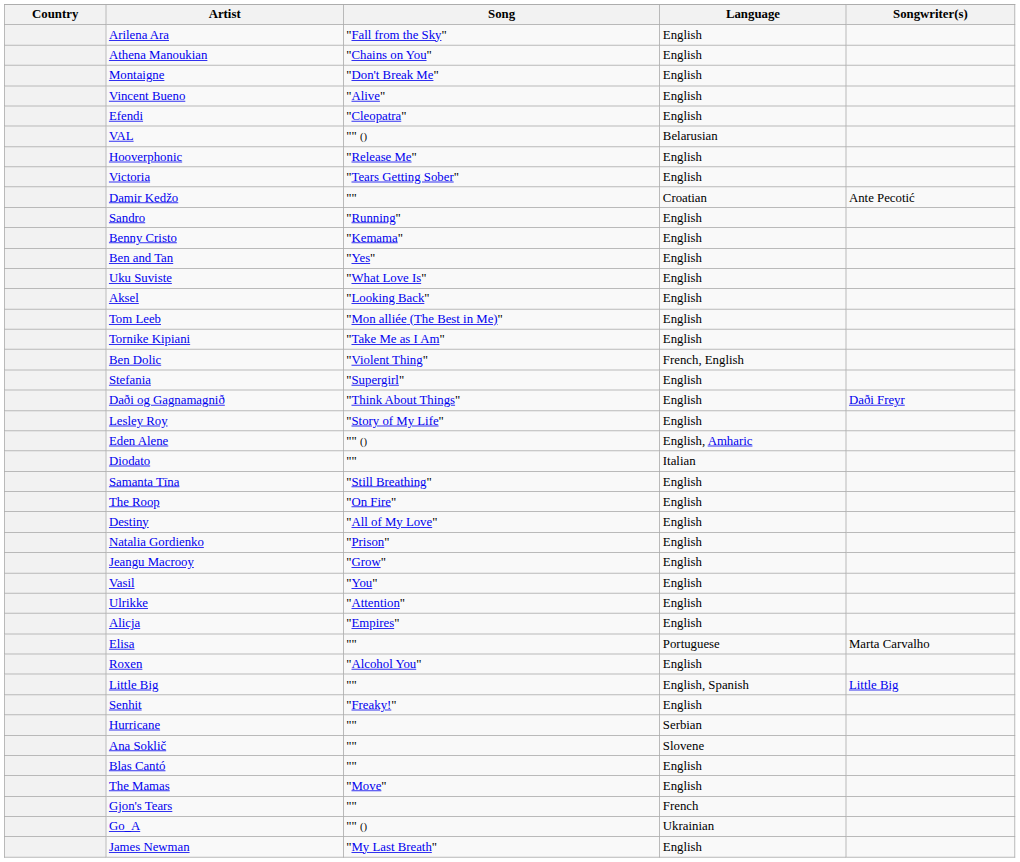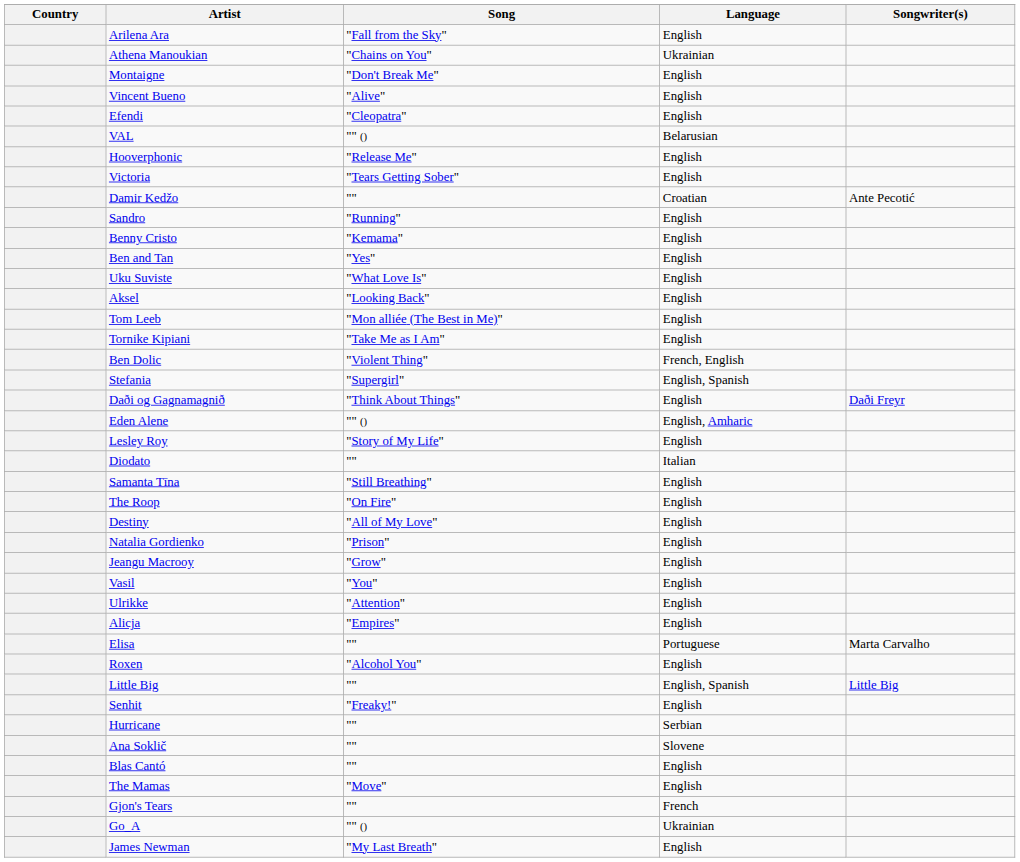(682, 55) English -> (688, 55) Ukrainian
(682, 380) English -> (706, 380) English, Spanish
rows swapped: (138, 420) <-> (139, 440)
